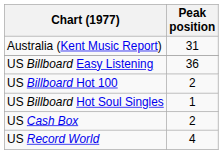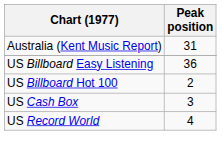- row: (85, 102)
(192, 121) 2 -> (190, 102) 3
